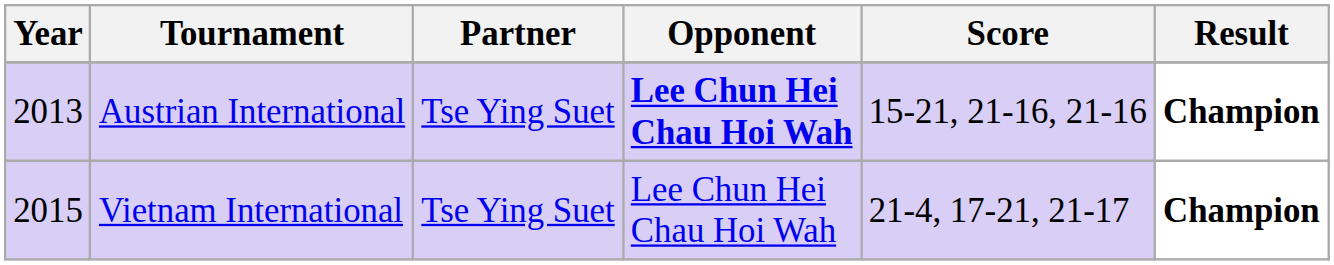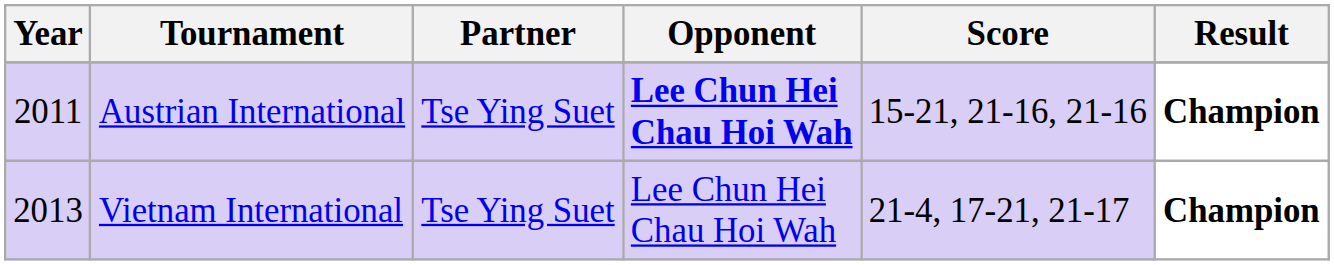(48, 111) 2013 -> (48, 111) 2011
(48, 210) 2015 -> (48, 210) 2013
